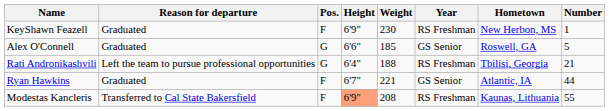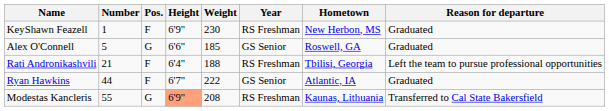columns swapped: (583, 13) <-> (208, 13)
(324, 64) G -> (147, 64) F
(388, 81) 221 -> (212, 81) 222
(323, 98) F -> (148, 98) G
